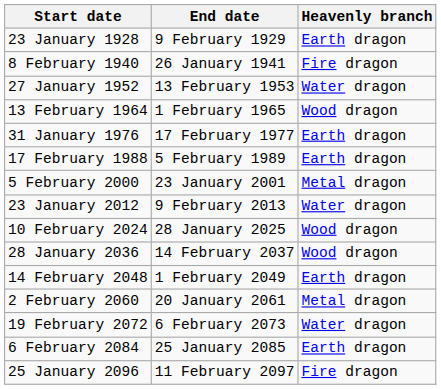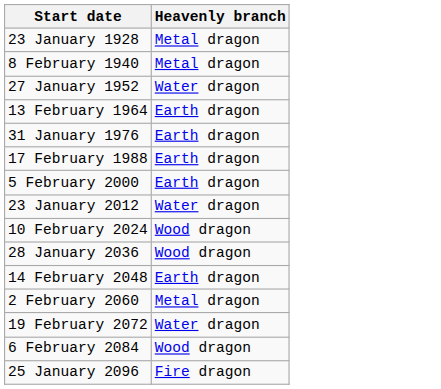- column: (225, 16)
(354, 40) Earth dragon -> (207, 40) Metal dragon
(350, 64) Fire dragon -> (207, 64) Metal dragon
(350, 111) Wood dragon -> (207, 111) Earth dragon
(354, 183) Metal dragon -> (207, 183) Earth dragon
(354, 349) Earth dragon -> (203, 349) Wood dragon
